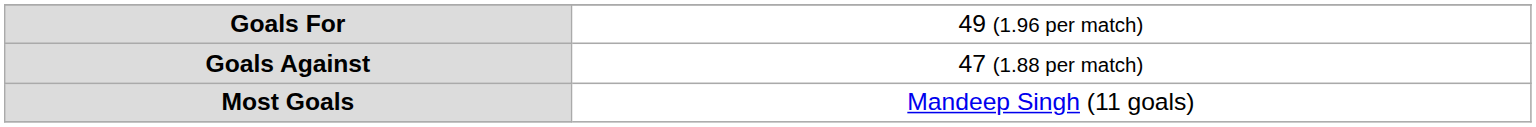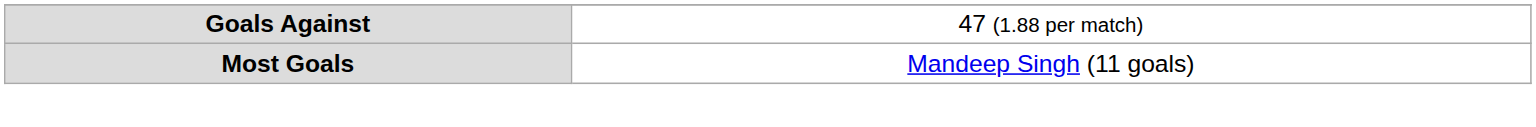- row: (288, 24)
